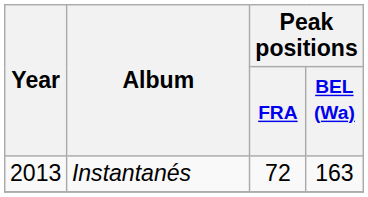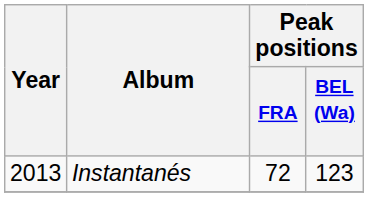(334, 173) 163 -> (334, 173) 123
